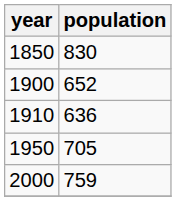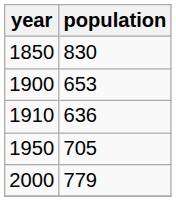(80, 84) 652 -> (80, 84) 653
(80, 180) 759 -> (80, 180) 779
